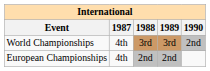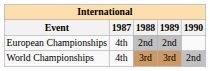rows swapped: (50, 43) <-> (57, 58)
